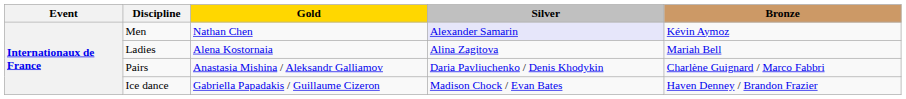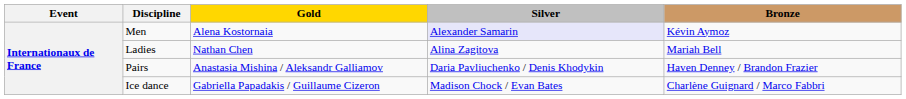(223, 31) Nathan Chen -> (233, 31) Alena Kostornaia
(233, 49) Alena Kostornaia -> (223, 49) Nathan Chen
(746, 67) Charlène Guignard / Marco Fabbri -> (742, 67) Haven Denney / Brandon Frazier
(742, 85) Haven Denney / Brandon Frazier -> (746, 85) Charlène Guignard / Marco Fabbri
